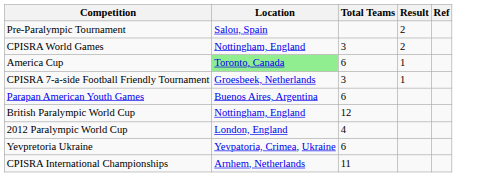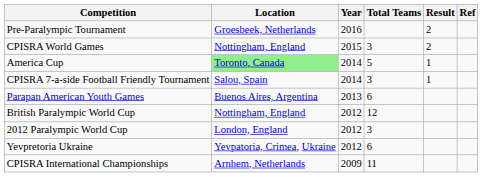+ column: (351, 12)
(241, 29) Salou, Spain -> (265, 29) Groesbeek, Netherlands
(343, 63) 6 -> (369, 63) 5
(265, 79) Groesbeek, Netherlands -> (241, 79) Salou, Spain
(343, 130) 4 -> (369, 130) 3
